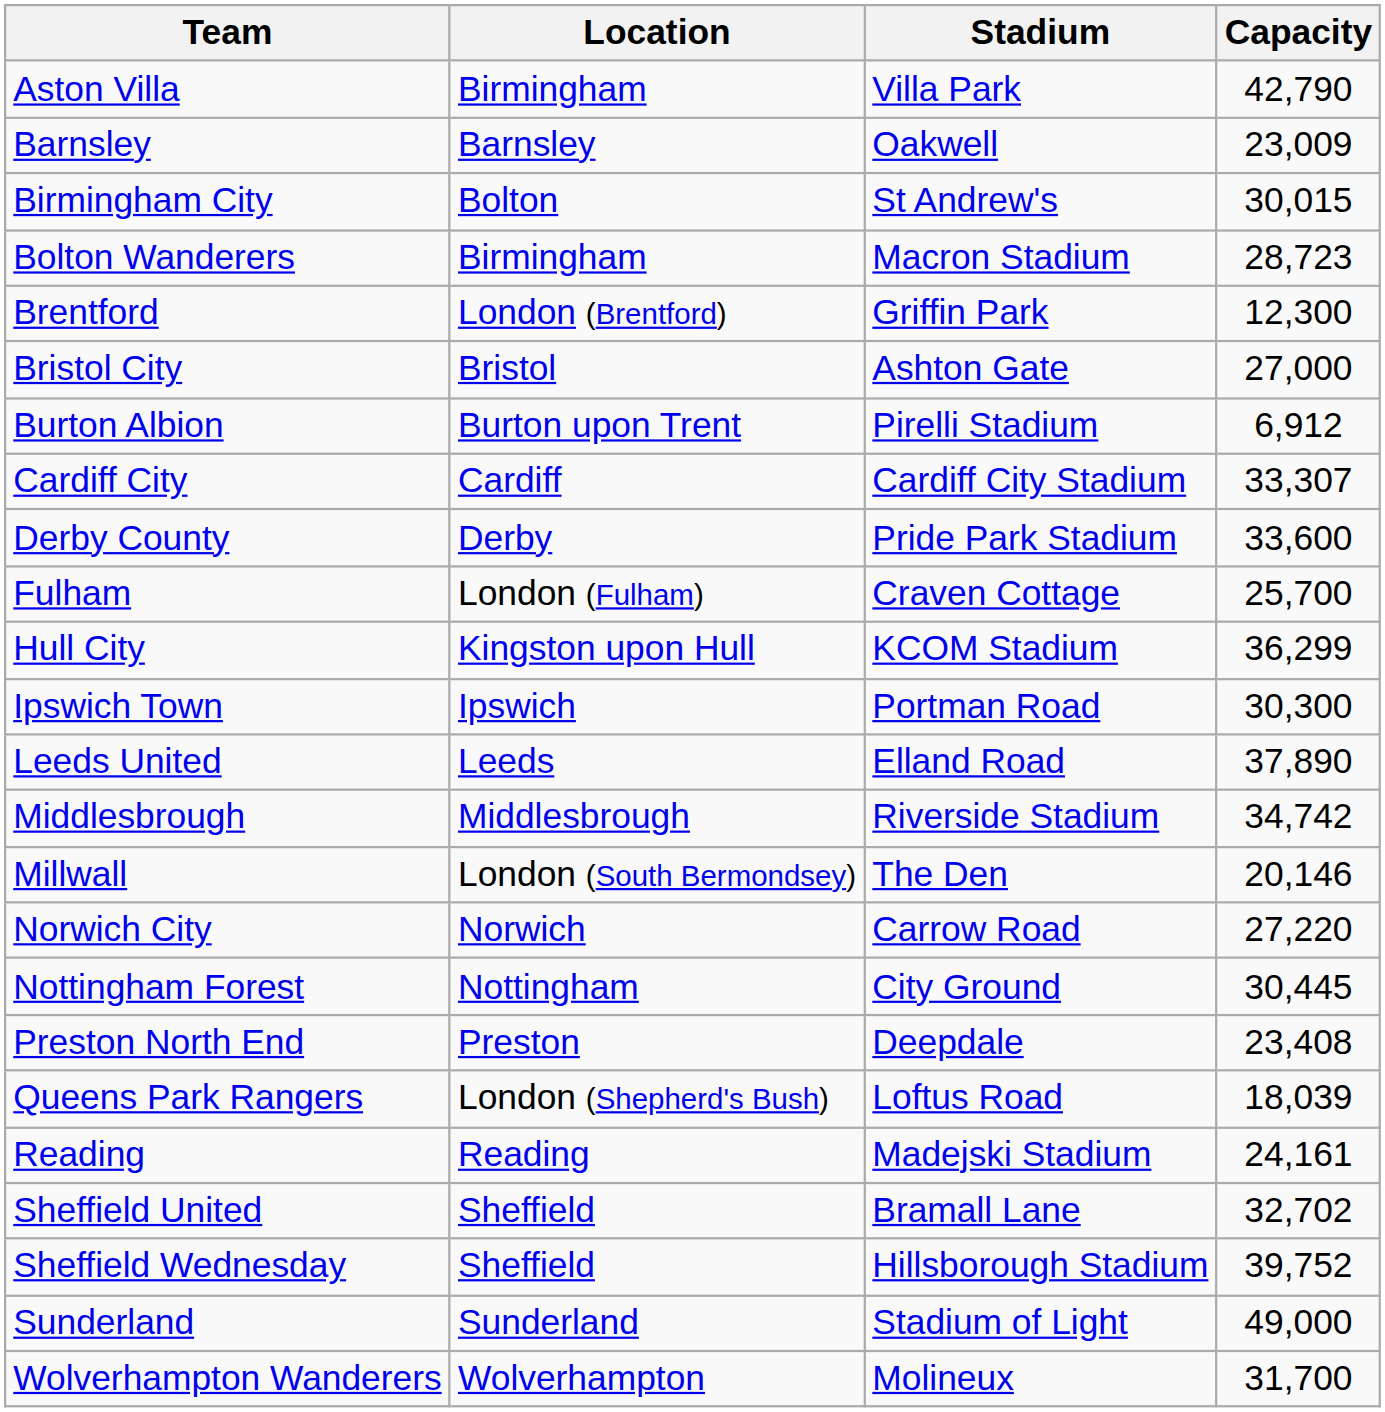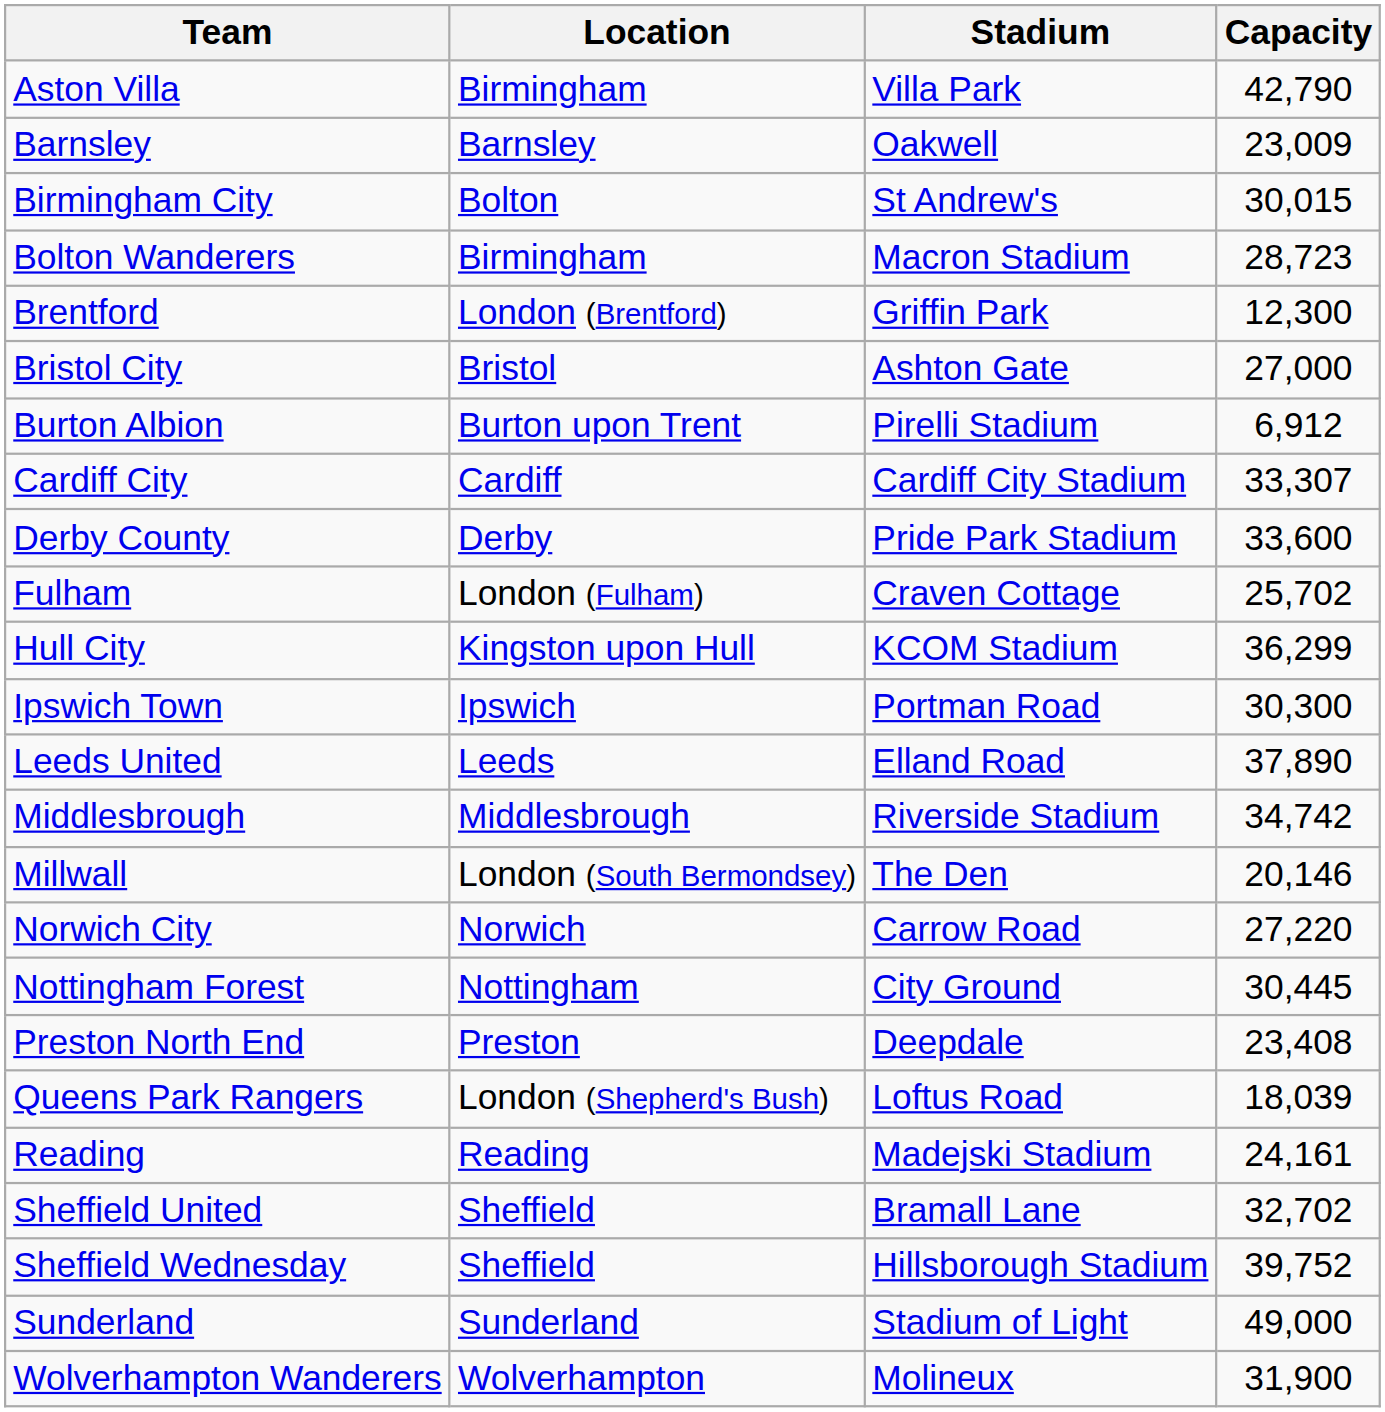(1298, 593) 25,700 -> (1298, 593) 25,702
(1298, 1378) 31,700 -> (1298, 1378) 31,900
